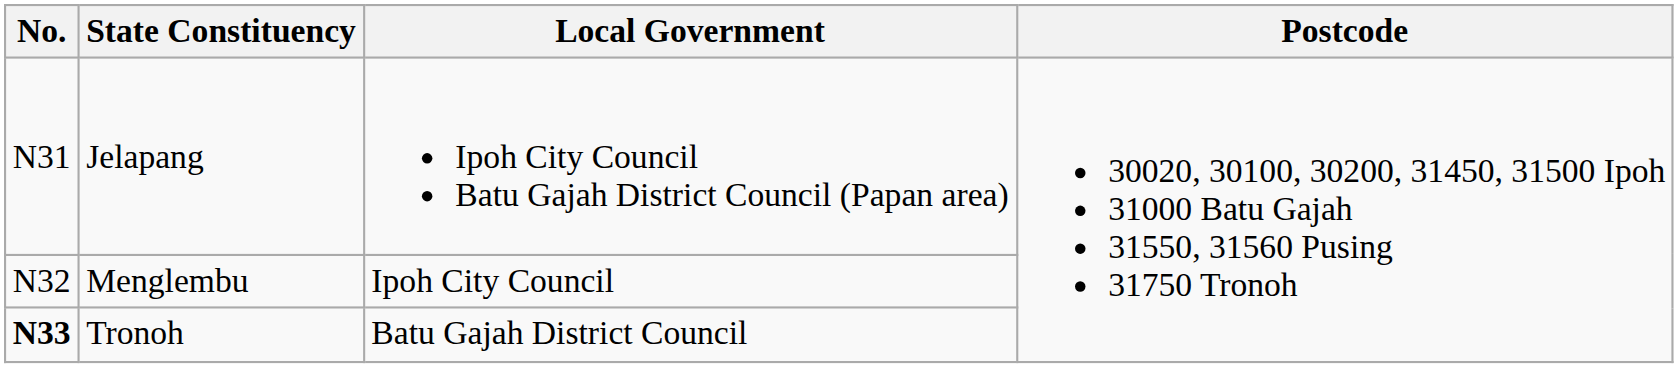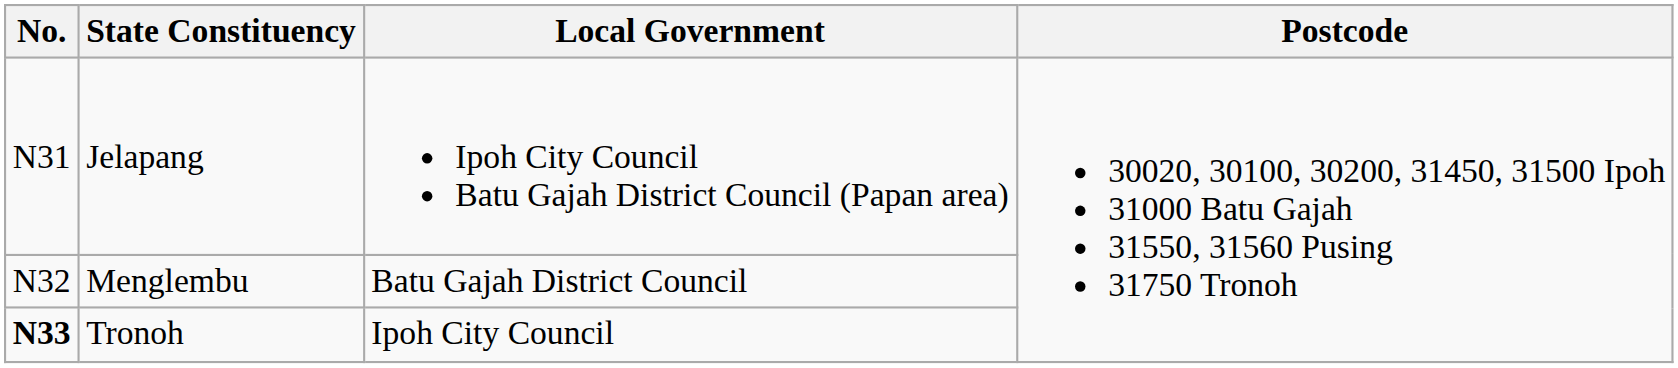(493, 280) Ipoh City Council -> (559, 280) Batu Gajah District Council
(559, 333) Batu Gajah District Council -> (493, 333) Ipoh City Council
